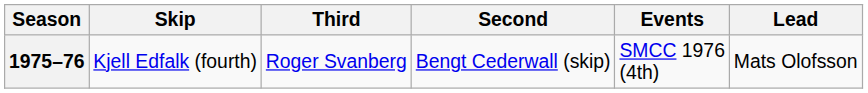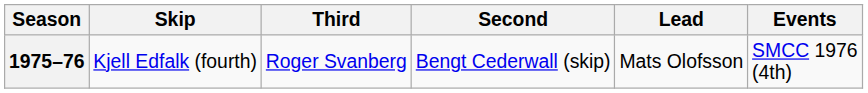columns swapped: (796, 19) <-> (672, 19)
